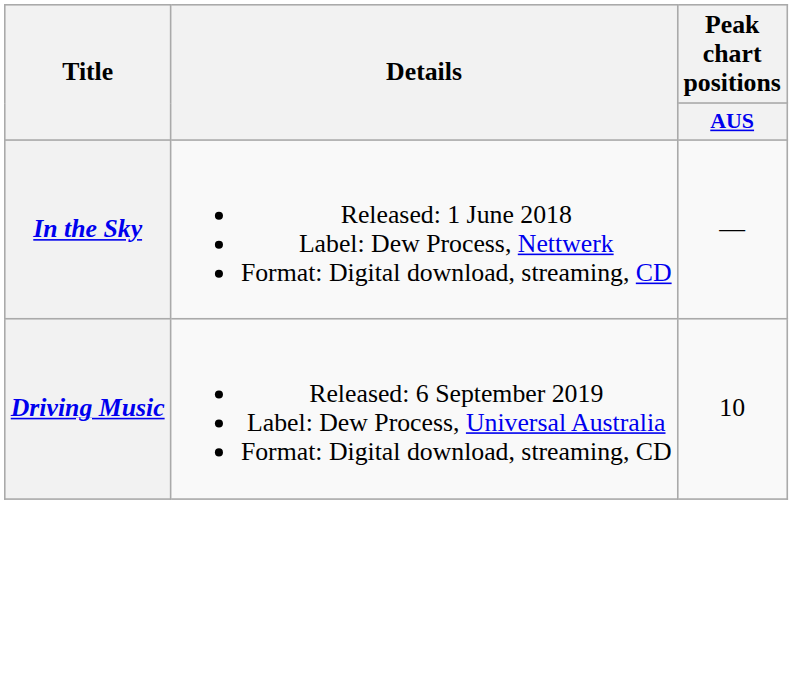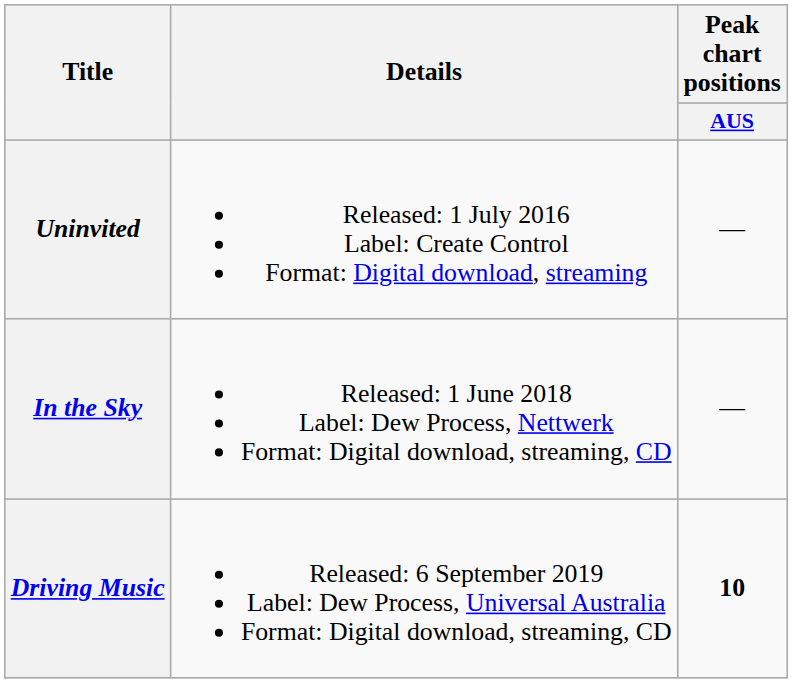+ row: (88, 229)
(732, 408) normal -> (732, 587) bold
